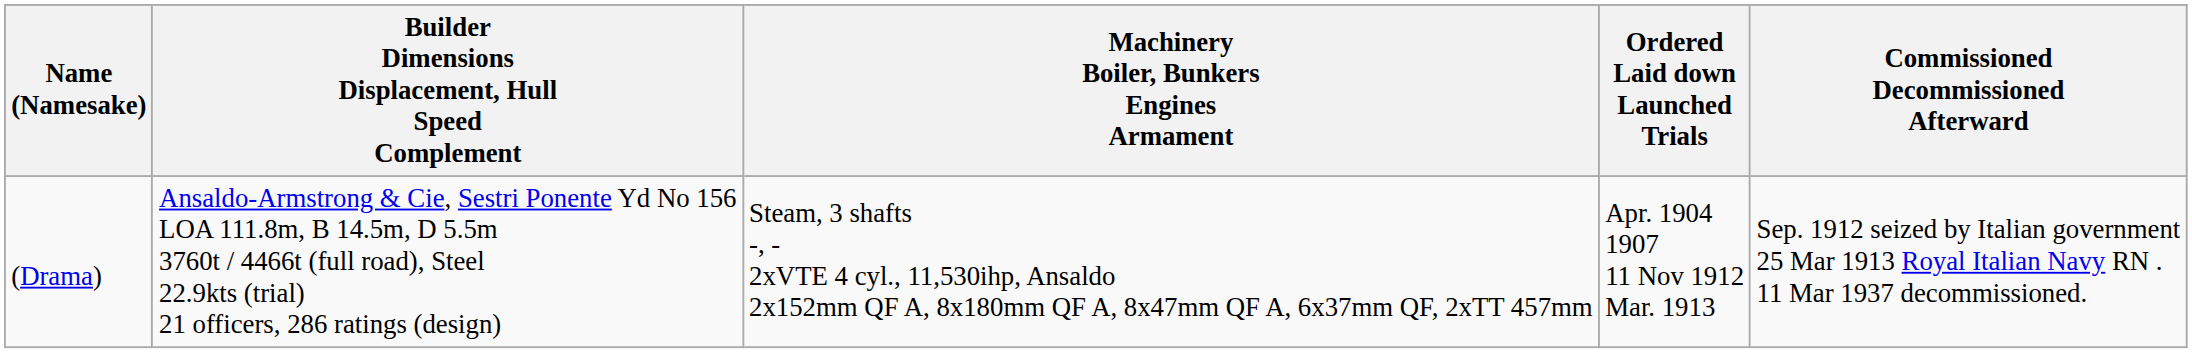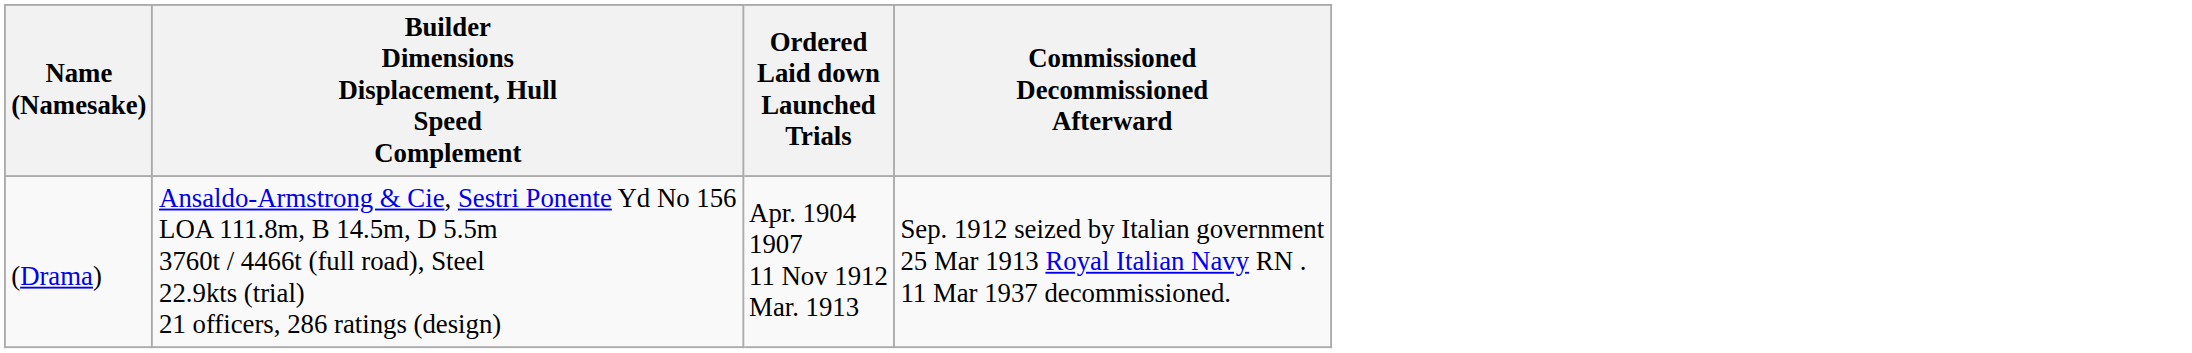- column: (1171, 90)
